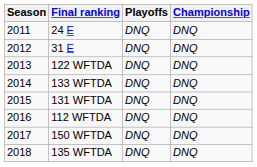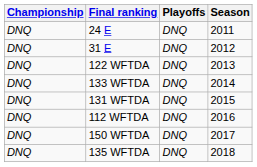columns swapped: (27, 13) <-> (211, 13)
